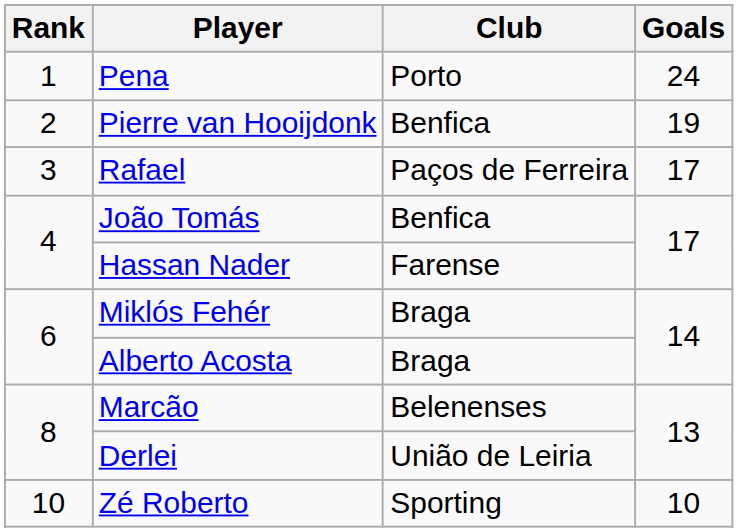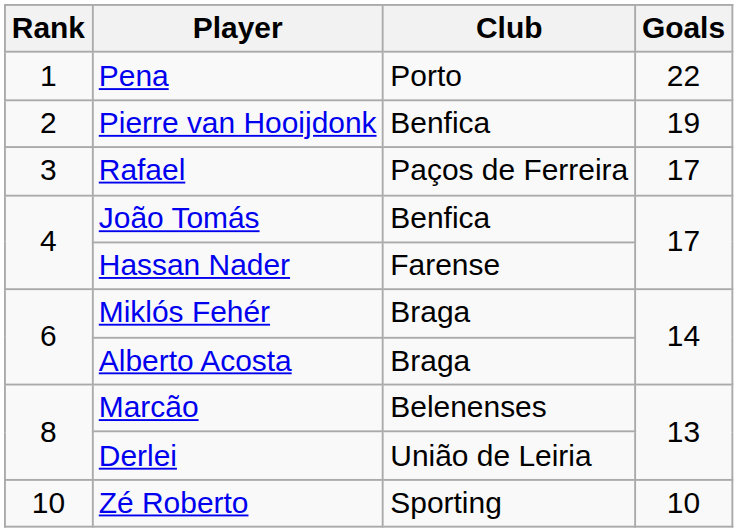(683, 75) 24 -> (683, 75) 22
